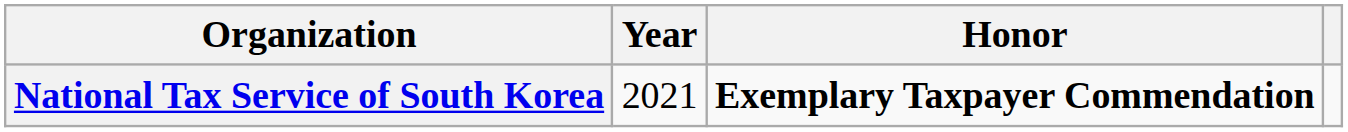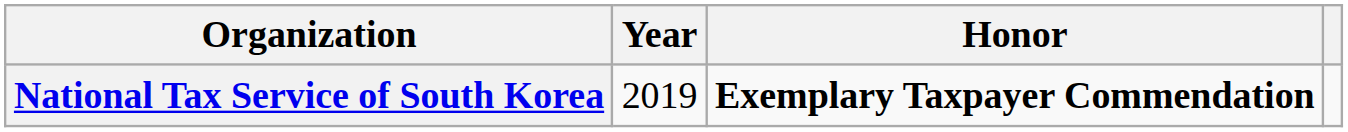(660, 94) 2021 -> (660, 94) 2019
